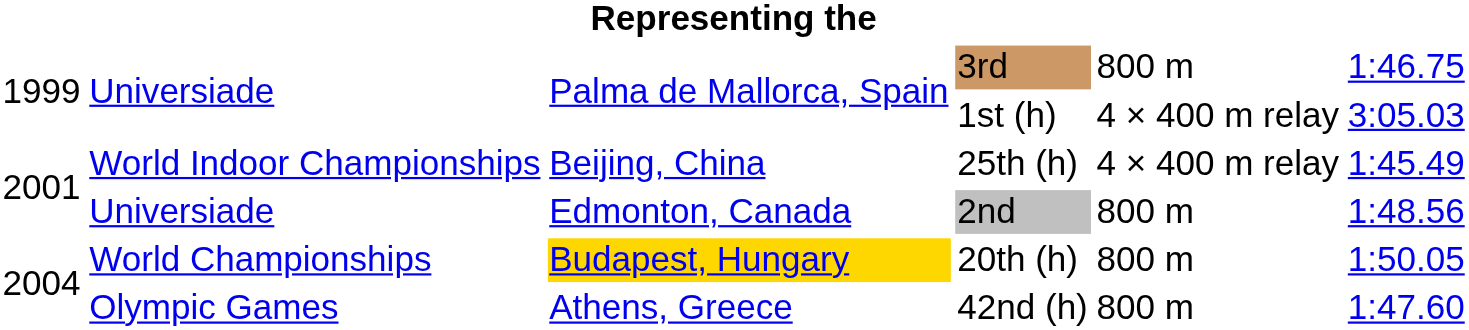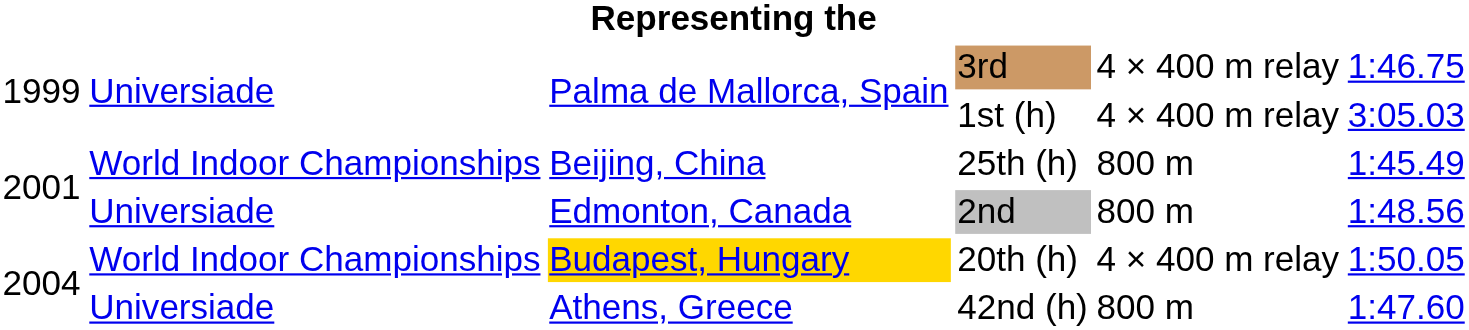(1145, 66) 800 m -> (1218, 66) 4 × 400 m relay
(1218, 163) 4 × 400 m relay -> (1145, 163) 800 m
(260, 259) World Championships -> (315, 259) World Indoor Championships
(1145, 259) 800 m -> (1218, 259) 4 × 400 m relay
(214, 307) Olympic Games -> (182, 307) Universiade
